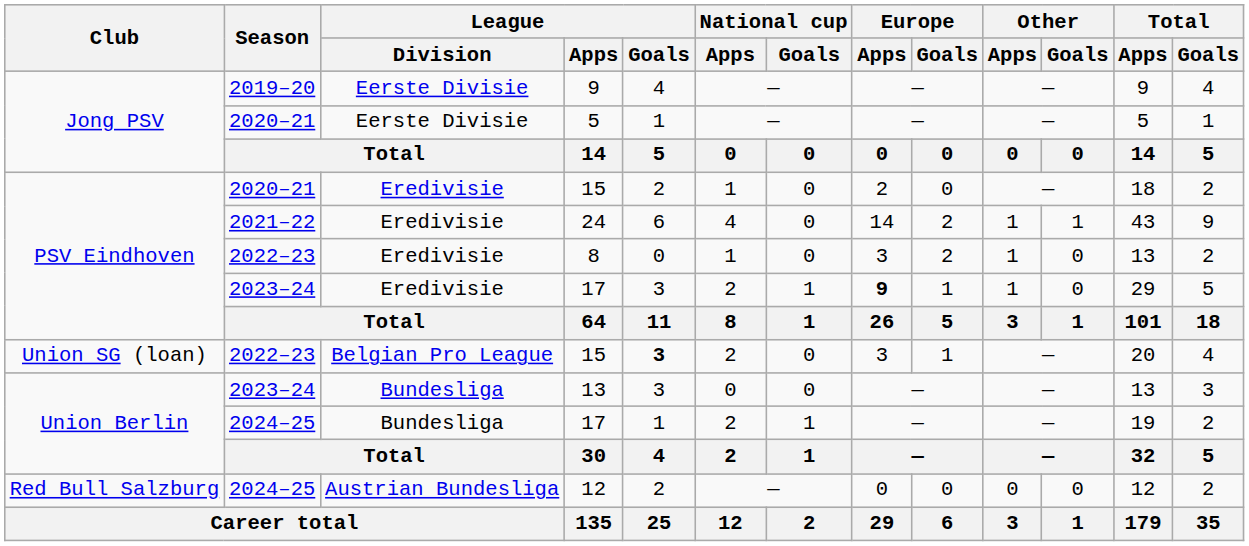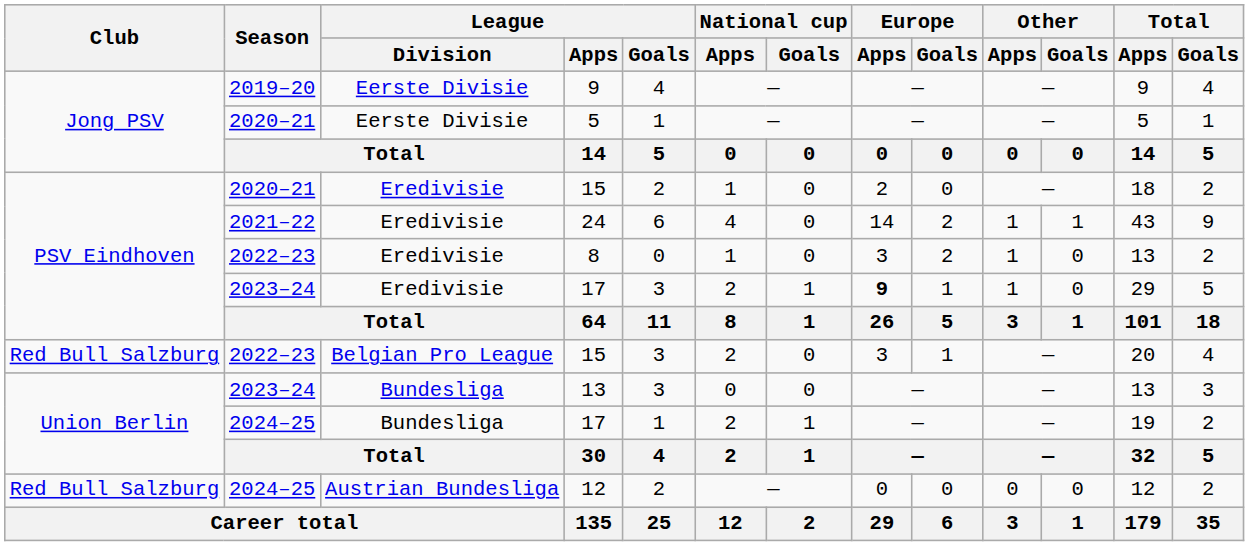(114, 356) Union SG (loan) -> (114, 356) Red Bull Salzburg
(659, 356) bold -> (659, 356) normal
